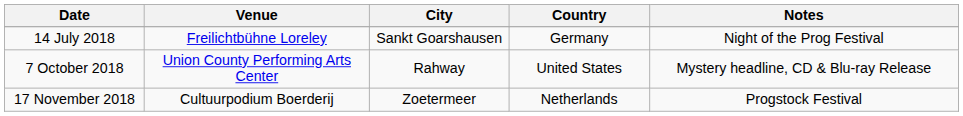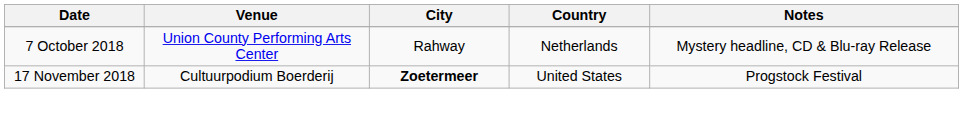- row: (74, 38)
(579, 68) United States -> (579, 46) Netherlands
(439, 99) normal -> (439, 76) bold
(579, 99) Netherlands -> (579, 76) United States
